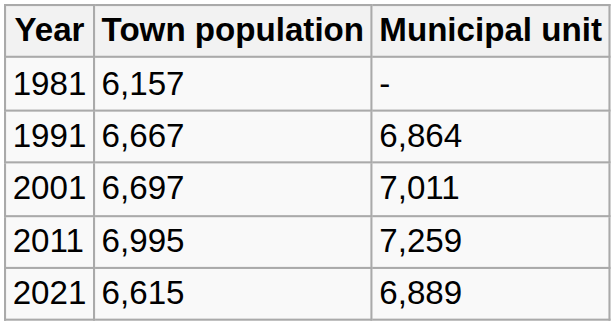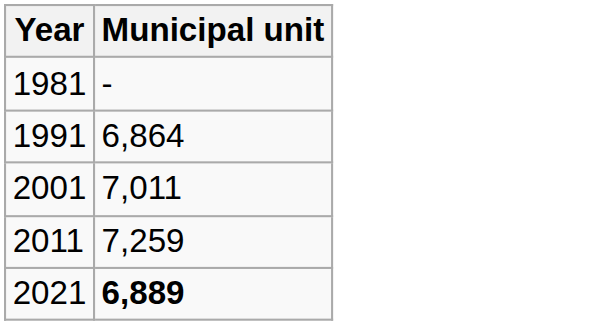- column: (233, 30)
(421, 293) normal -> (143, 293) bold
